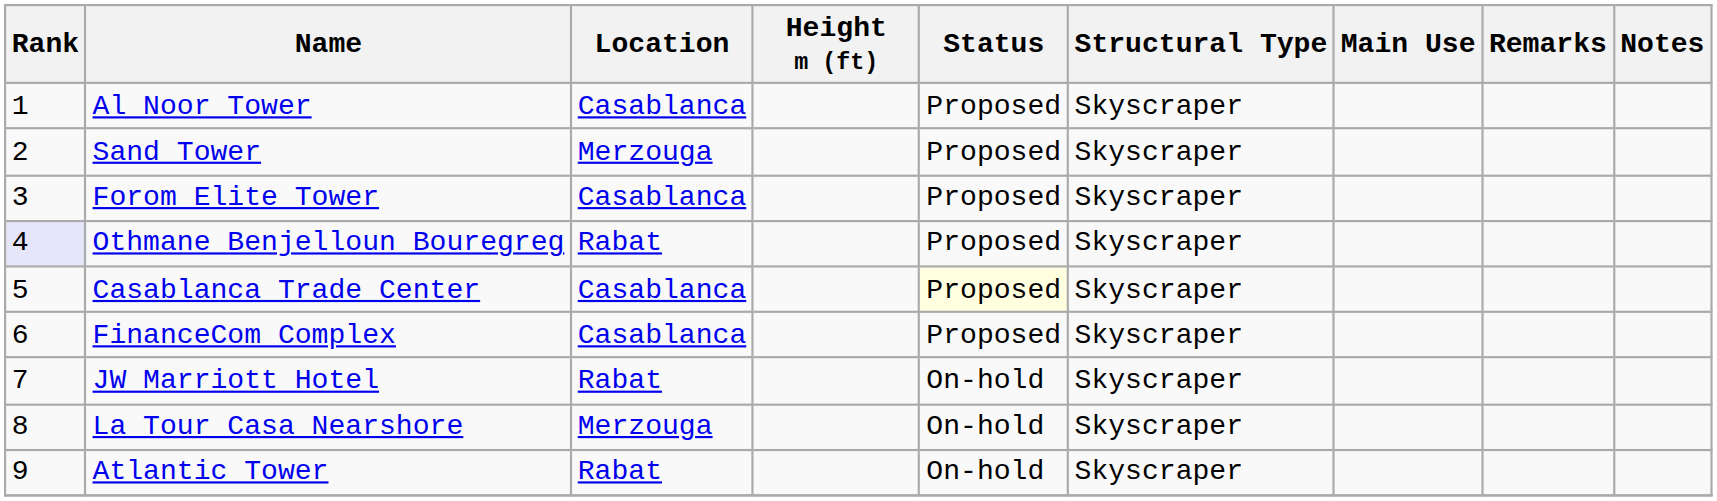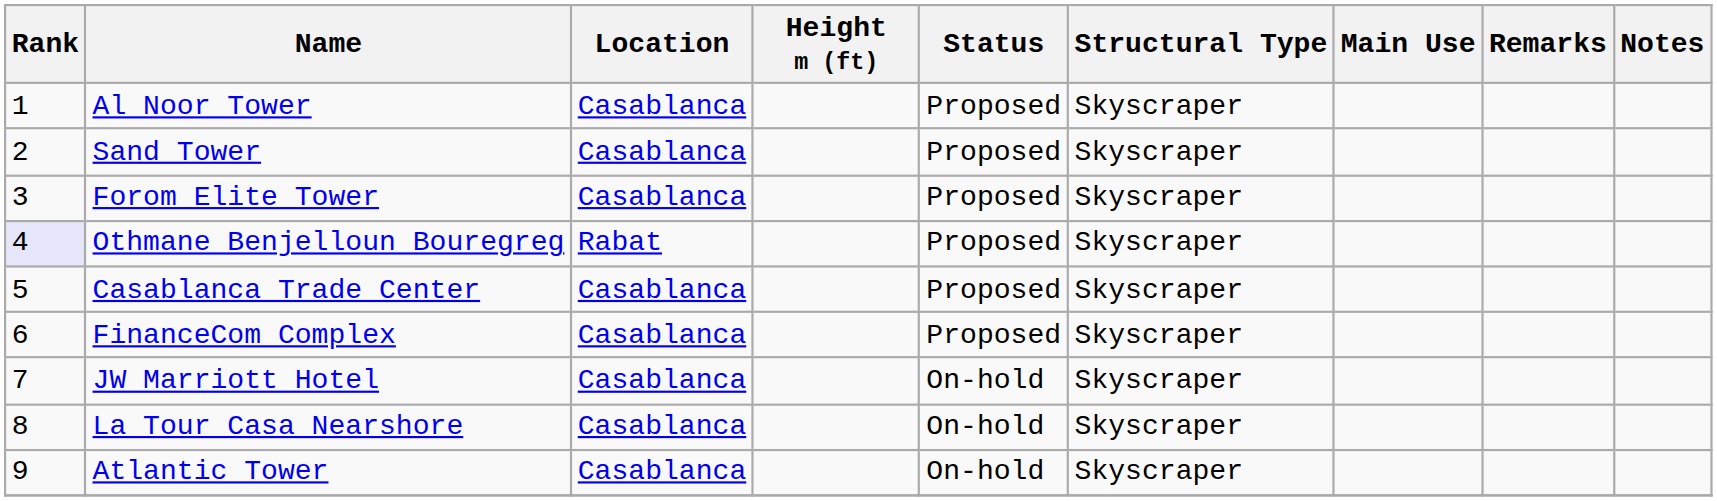(645, 152) Merzouga -> (662, 152) Casablanca
(994, 289) lightyellow background -> (994, 289) no background
(620, 381) Rabat -> (662, 381) Casablanca
(645, 426) Merzouga -> (662, 426) Casablanca
(620, 472) Rabat -> (662, 472) Casablanca
